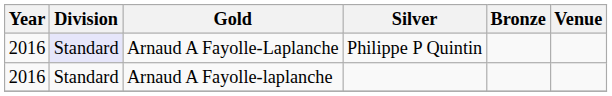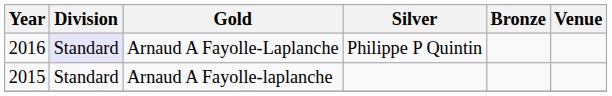(27, 76) 2016 -> (27, 76) 2015
